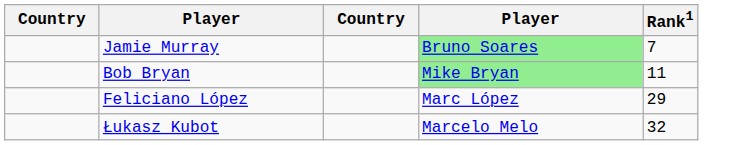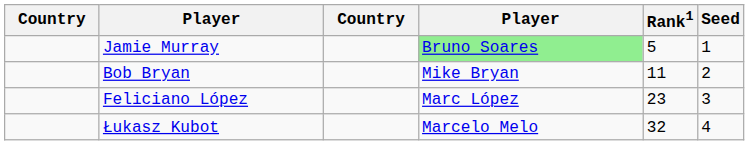+ column: (721, 20)
(652, 48) 7 -> (652, 48) 5
(470, 74) lightgreen background -> (470, 74) no background
(656, 101) 29 -> (656, 101) 23
